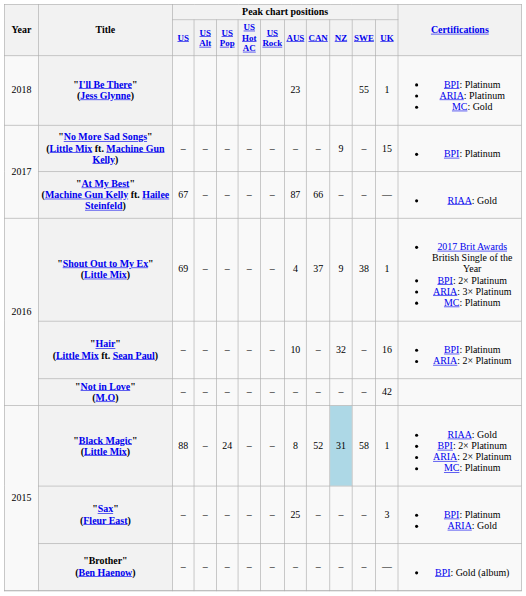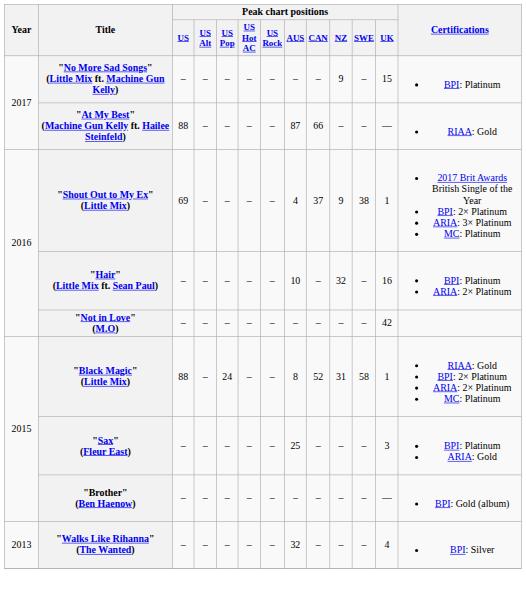- row: (105, 90)
(183, 195) 67 -> (183, 126) 88
(341, 445) lightblue background -> (341, 376) no background
+ row: (105, 545)
